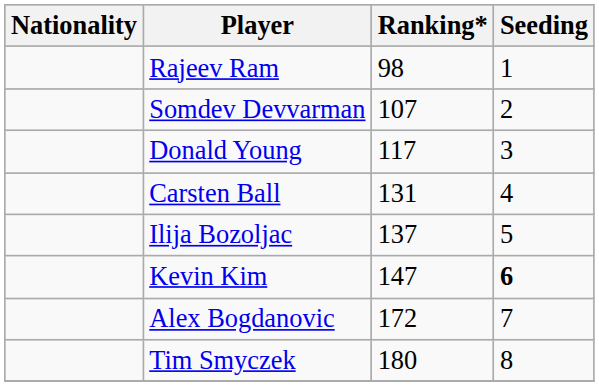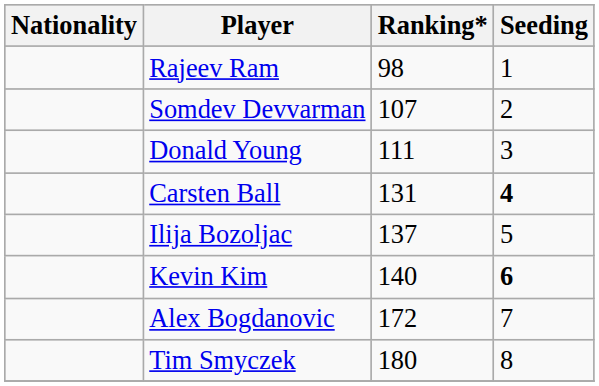(397, 151) 117 -> (396, 151) 111
(507, 192) normal -> (507, 192) bold
(397, 276) 147 -> (397, 276) 140
